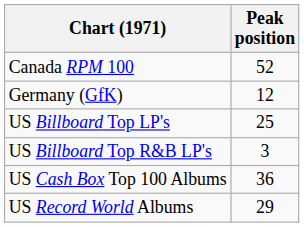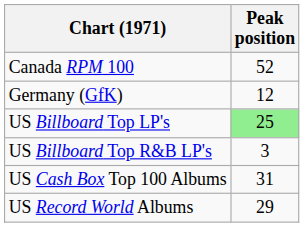(265, 123) no background -> (265, 123) lightgreen background
(265, 179) 36 -> (265, 179) 31
